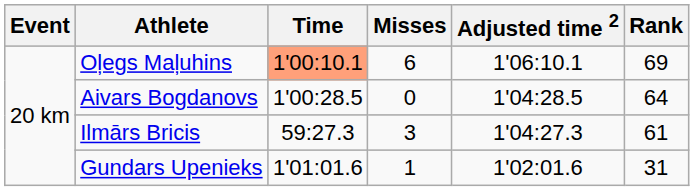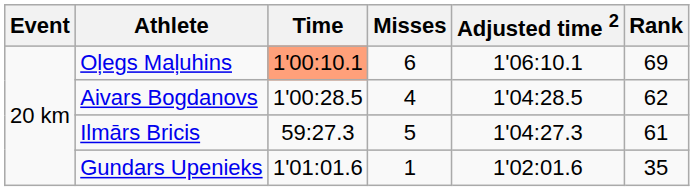(410, 98) 0 -> (410, 98) 4
(656, 98) 64 -> (656, 98) 62
(410, 133) 3 -> (410, 133) 5
(656, 168) 31 -> (656, 168) 35
